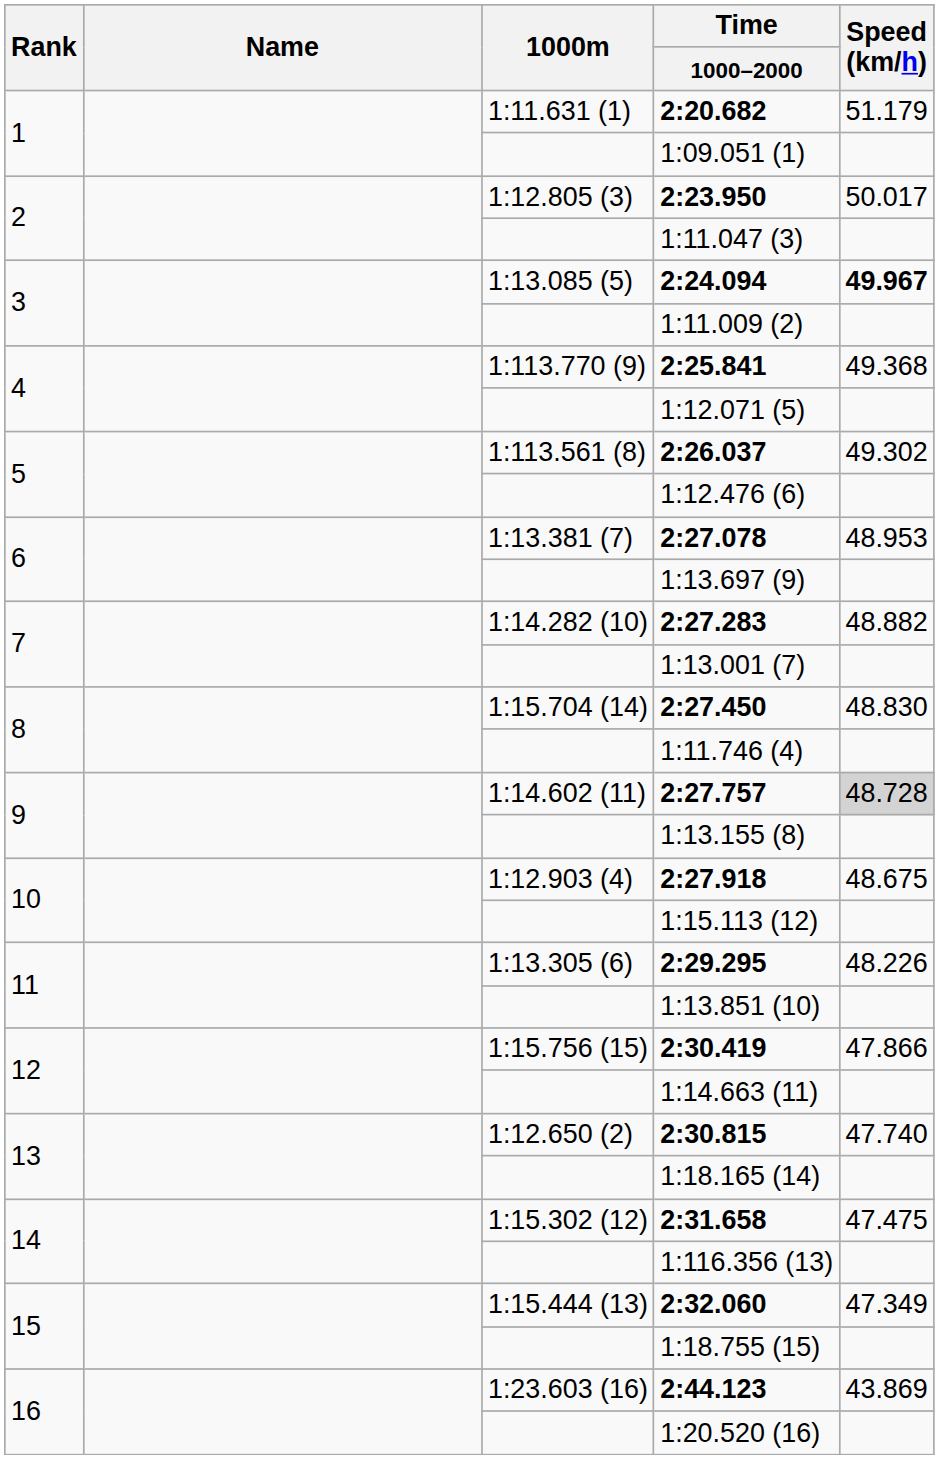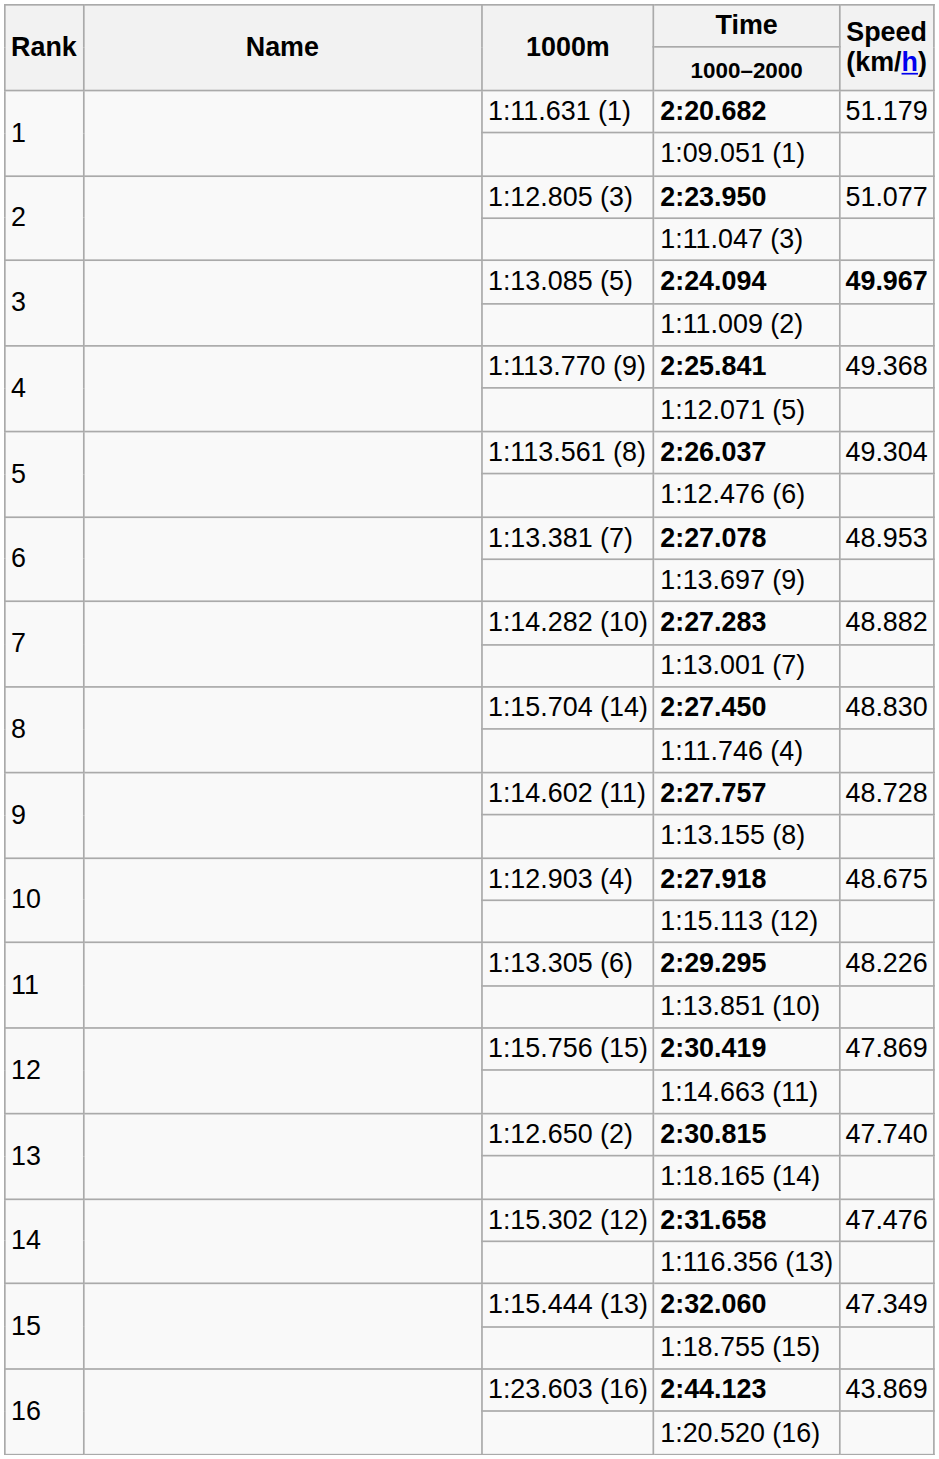(887, 196) 50.017 -> (887, 196) 51.077
(887, 452) 49.302 -> (887, 452) 49.304
(887, 793) lightgrey background -> (887, 793) no background
(887, 1048) 47.866 -> (887, 1048) 47.869
(887, 1219) 47.475 -> (887, 1219) 47.476
